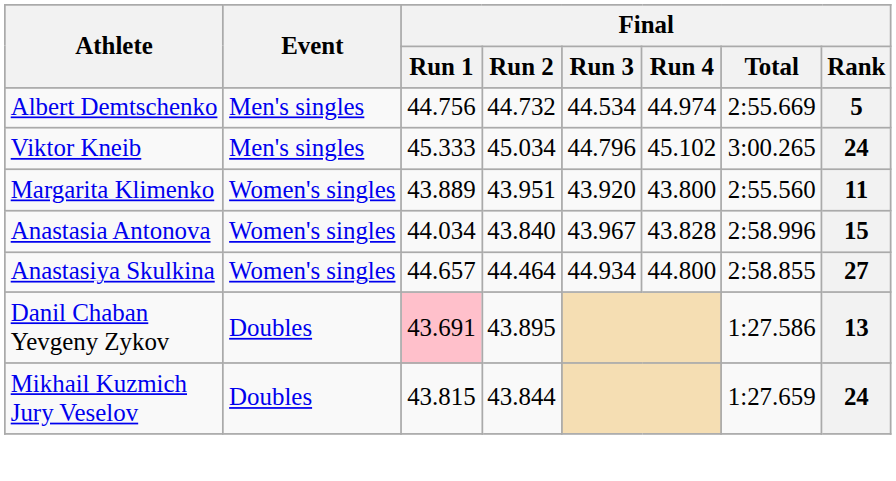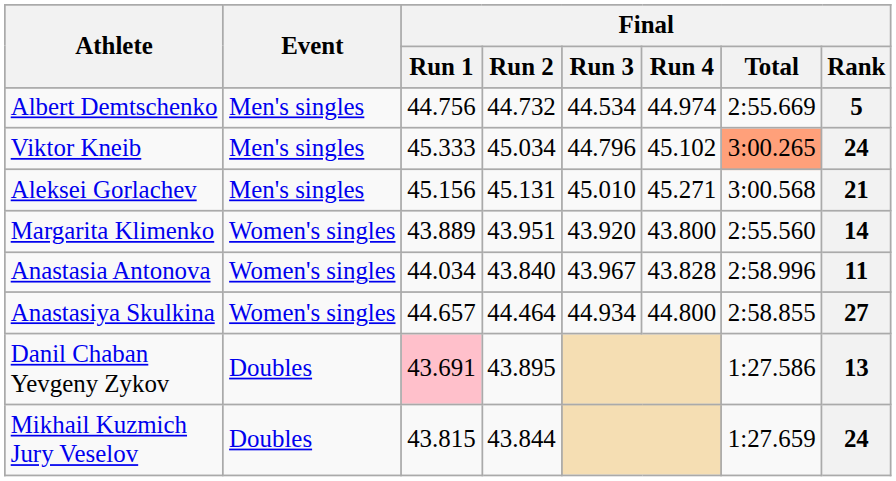(772, 148) no background -> (772, 148) lightsalmon background
+ row: (104, 189)
(856, 189) 11 -> (856, 230) 14
(856, 230) 15 -> (856, 271) 11
